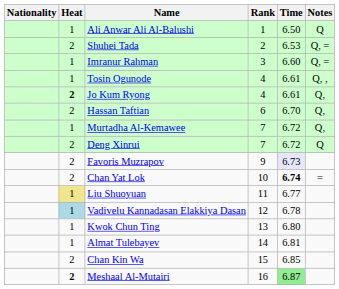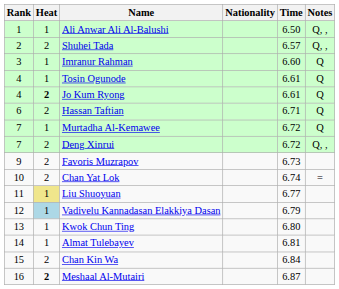columns swapped: (263, 12) <-> (32, 12)
(320, 29) Q -> (320, 29) Q, ,
(291, 45) 6.53 -> (291, 45) 6.57
(320, 45) Q, = -> (320, 45) Q, ,
(320, 62) Q, = -> (320, 62) Q
(320, 78) Q, , -> (320, 78) Q
(320, 95) Q, -> (320, 95) Q
(291, 111) 6.70 -> (291, 111) 6.71
(320, 111) Q, -> (320, 111) Q
(320, 128) Q, -> (320, 128) Q
(320, 144) Q -> (320, 144) Q, ,
(291, 161) lavender background -> (291, 161) no background
(291, 177) bold -> (291, 177) normal
(291, 210) 6.78 -> (291, 210) 6.79
(291, 260) 6.85 -> (291, 260) 6.84
(291, 276) lightgreen background -> (291, 276) no background
